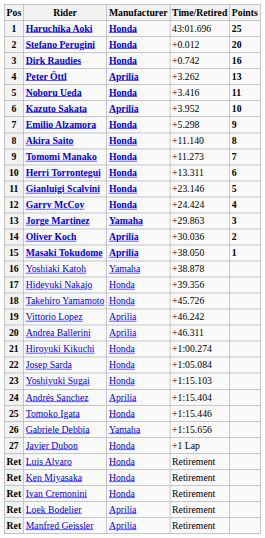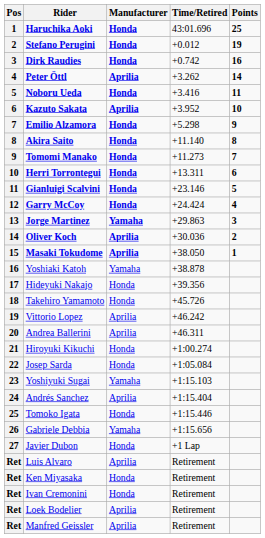(237, 44) 20 -> (237, 44) 19
(237, 76) 13 -> (237, 76) 14
(122, 381) Honda -> (125, 381) Yamaha
(122, 461) Honda -> (123, 461) Aprilia
